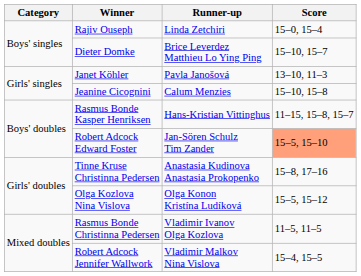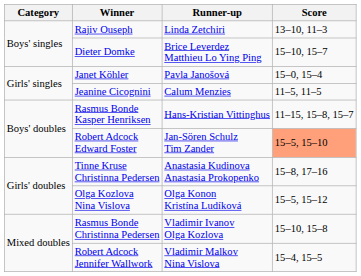(299, 29) 15–0, 15–4 -> (301, 29) 13–10, 11–3
(301, 74) 13–10, 11–3 -> (299, 74) 15–0, 15–4
(301, 91) 15–10, 15–8 -> (298, 91) 11–5, 11–5
(298, 228) 11–5, 11–5 -> (301, 228) 15–10, 15–8
